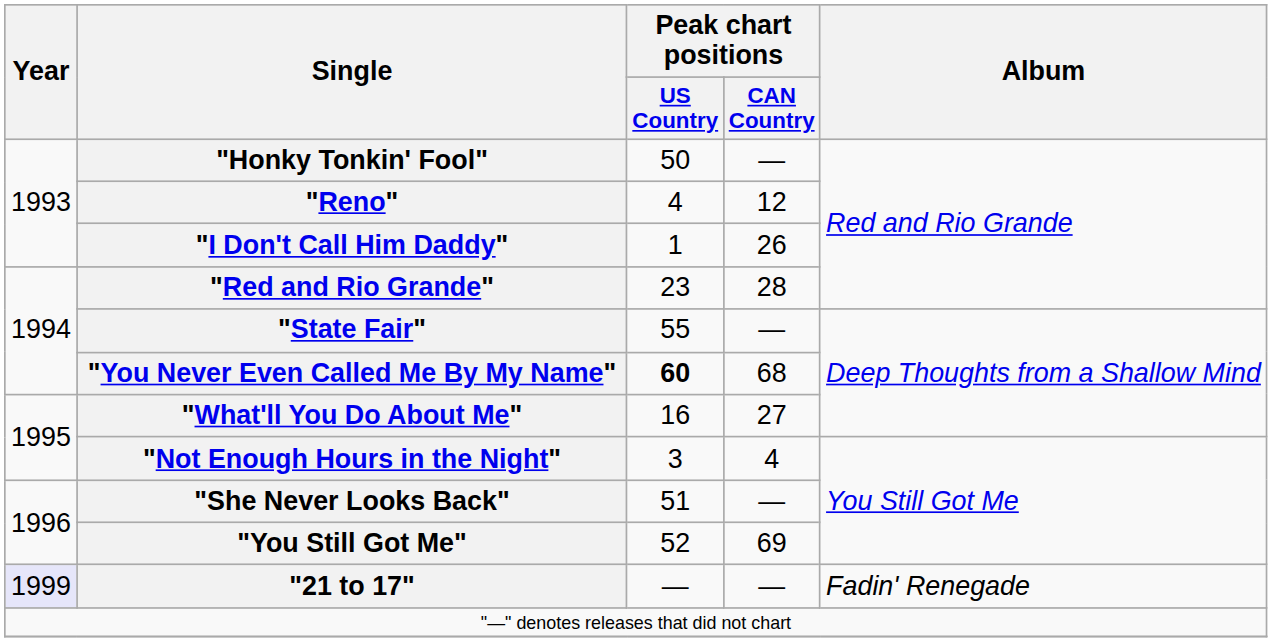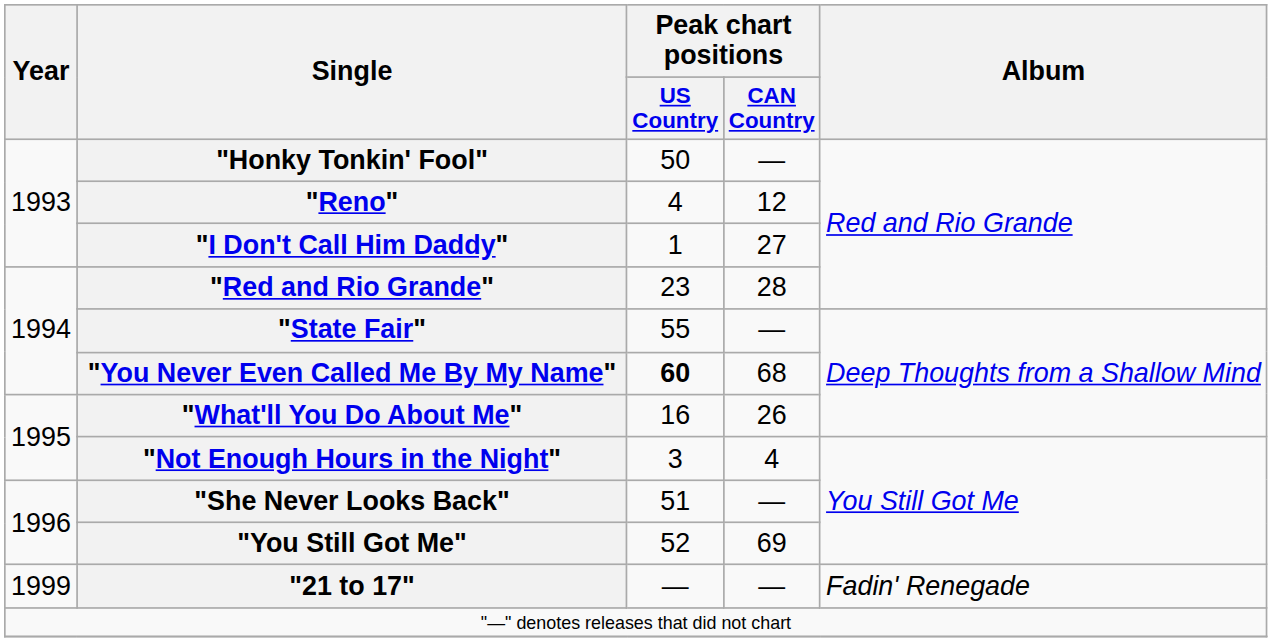(772, 244) 26 -> (772, 244) 27
(772, 415) 27 -> (772, 415) 26
(41, 585) lavender background -> (41, 585) no background
